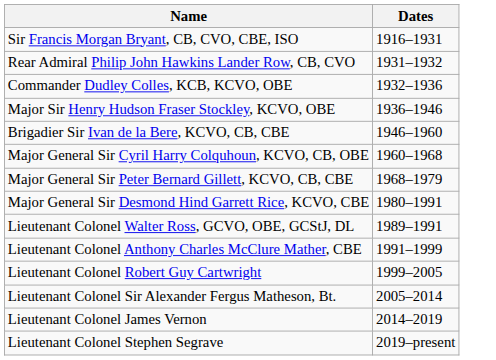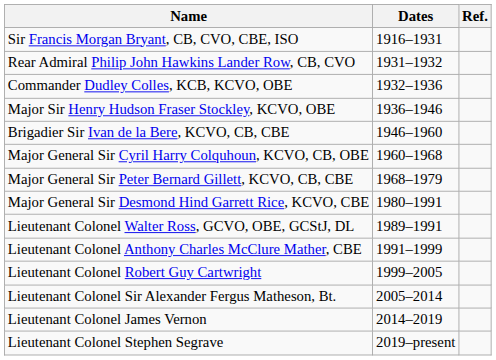+ column: (475, 16)
